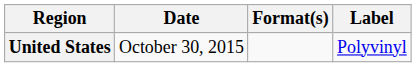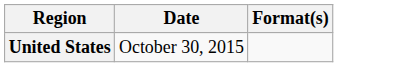- column: (372, 18)
